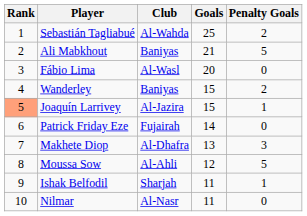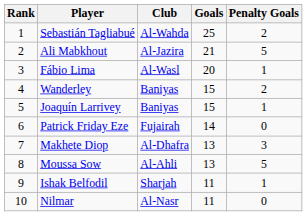(159, 51) Baniyas -> (162, 51) Al-Jazira
(264, 70) 0 -> (264, 70) 1
(21, 107) lightsalmon background -> (21, 107) no background
(162, 107) Al-Jazira -> (159, 107) Baniyas
(209, 164) 12 -> (209, 164) 13
